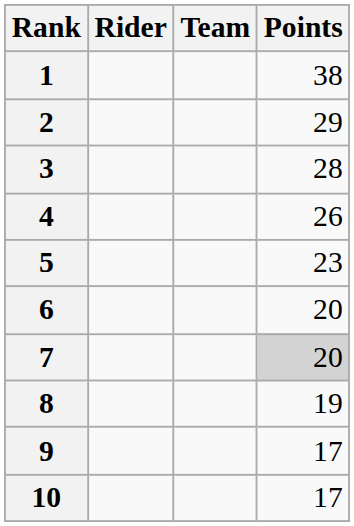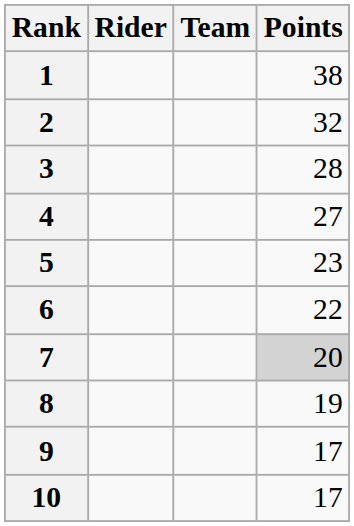(328, 121) 29 -> (328, 121) 32
(328, 215) 26 -> (328, 215) 27
(328, 309) 20 -> (328, 309) 22
